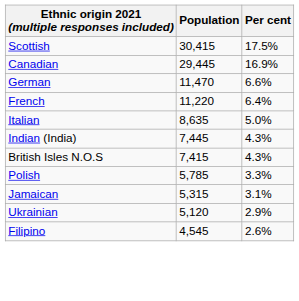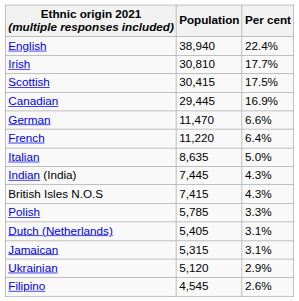+ row: (27, 46)
+ row: (19, 64)
+ row: (61, 231)
